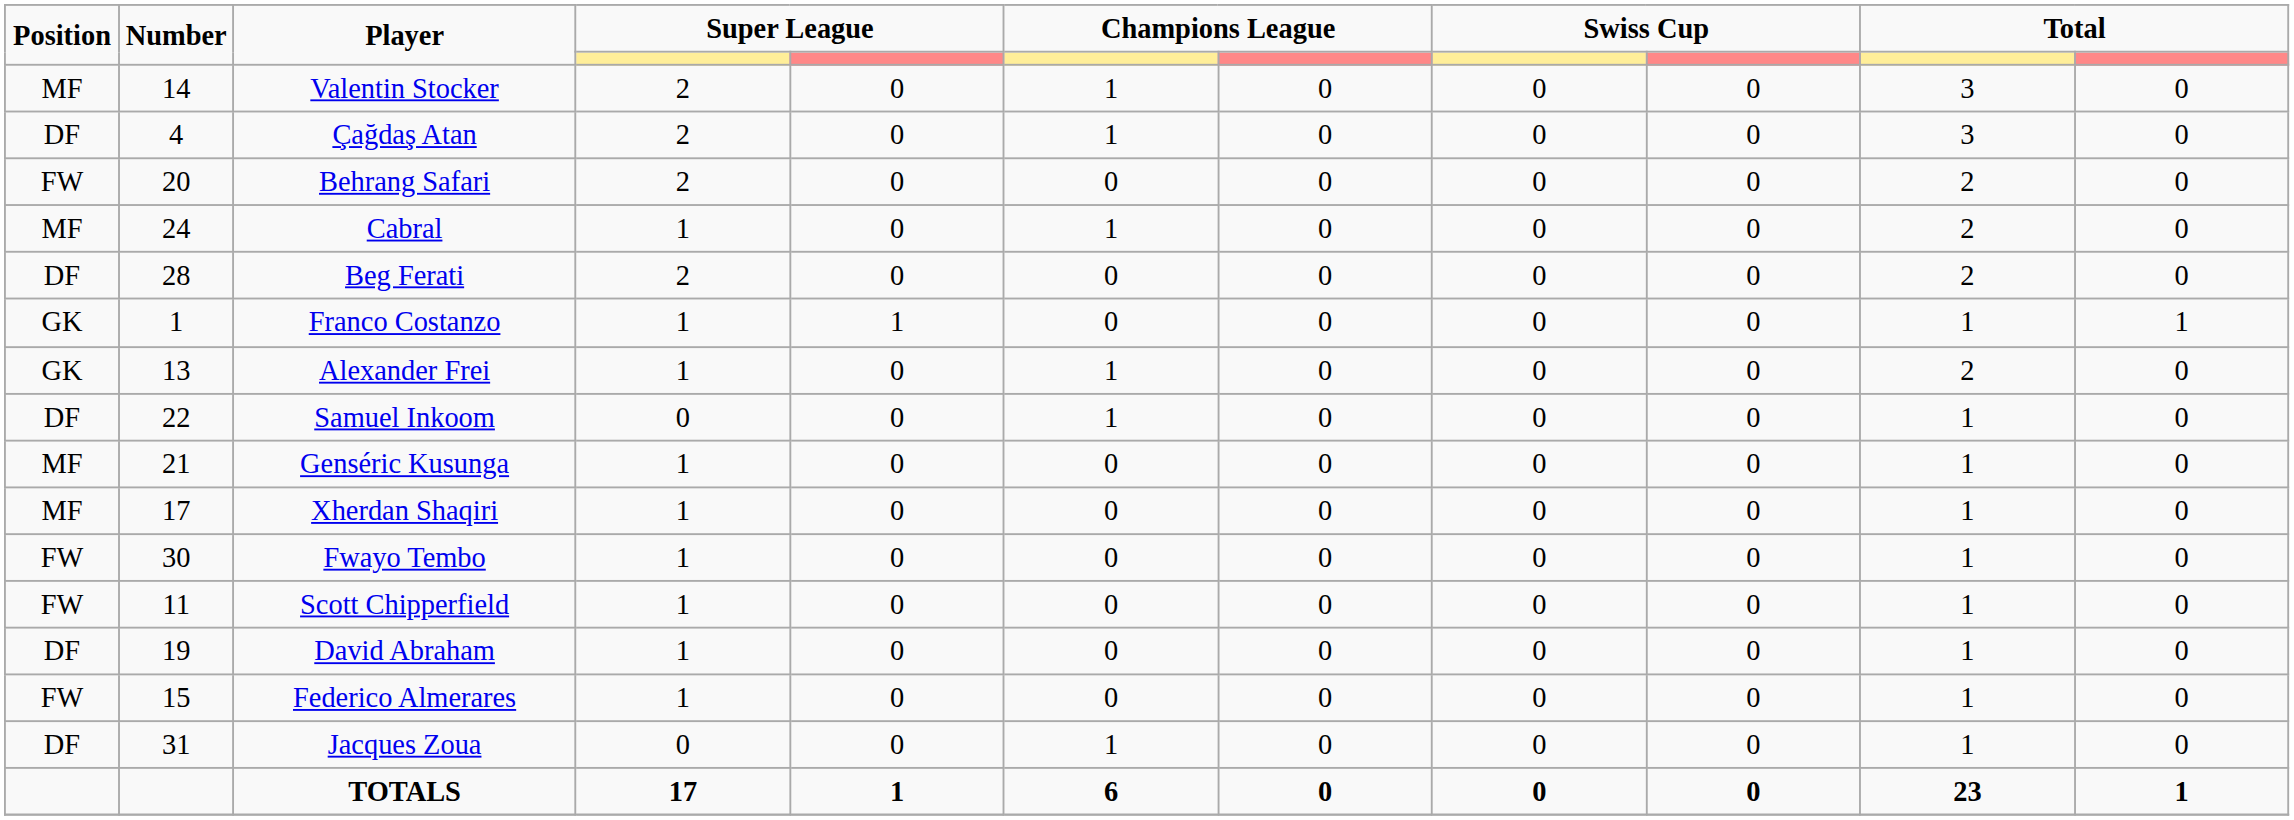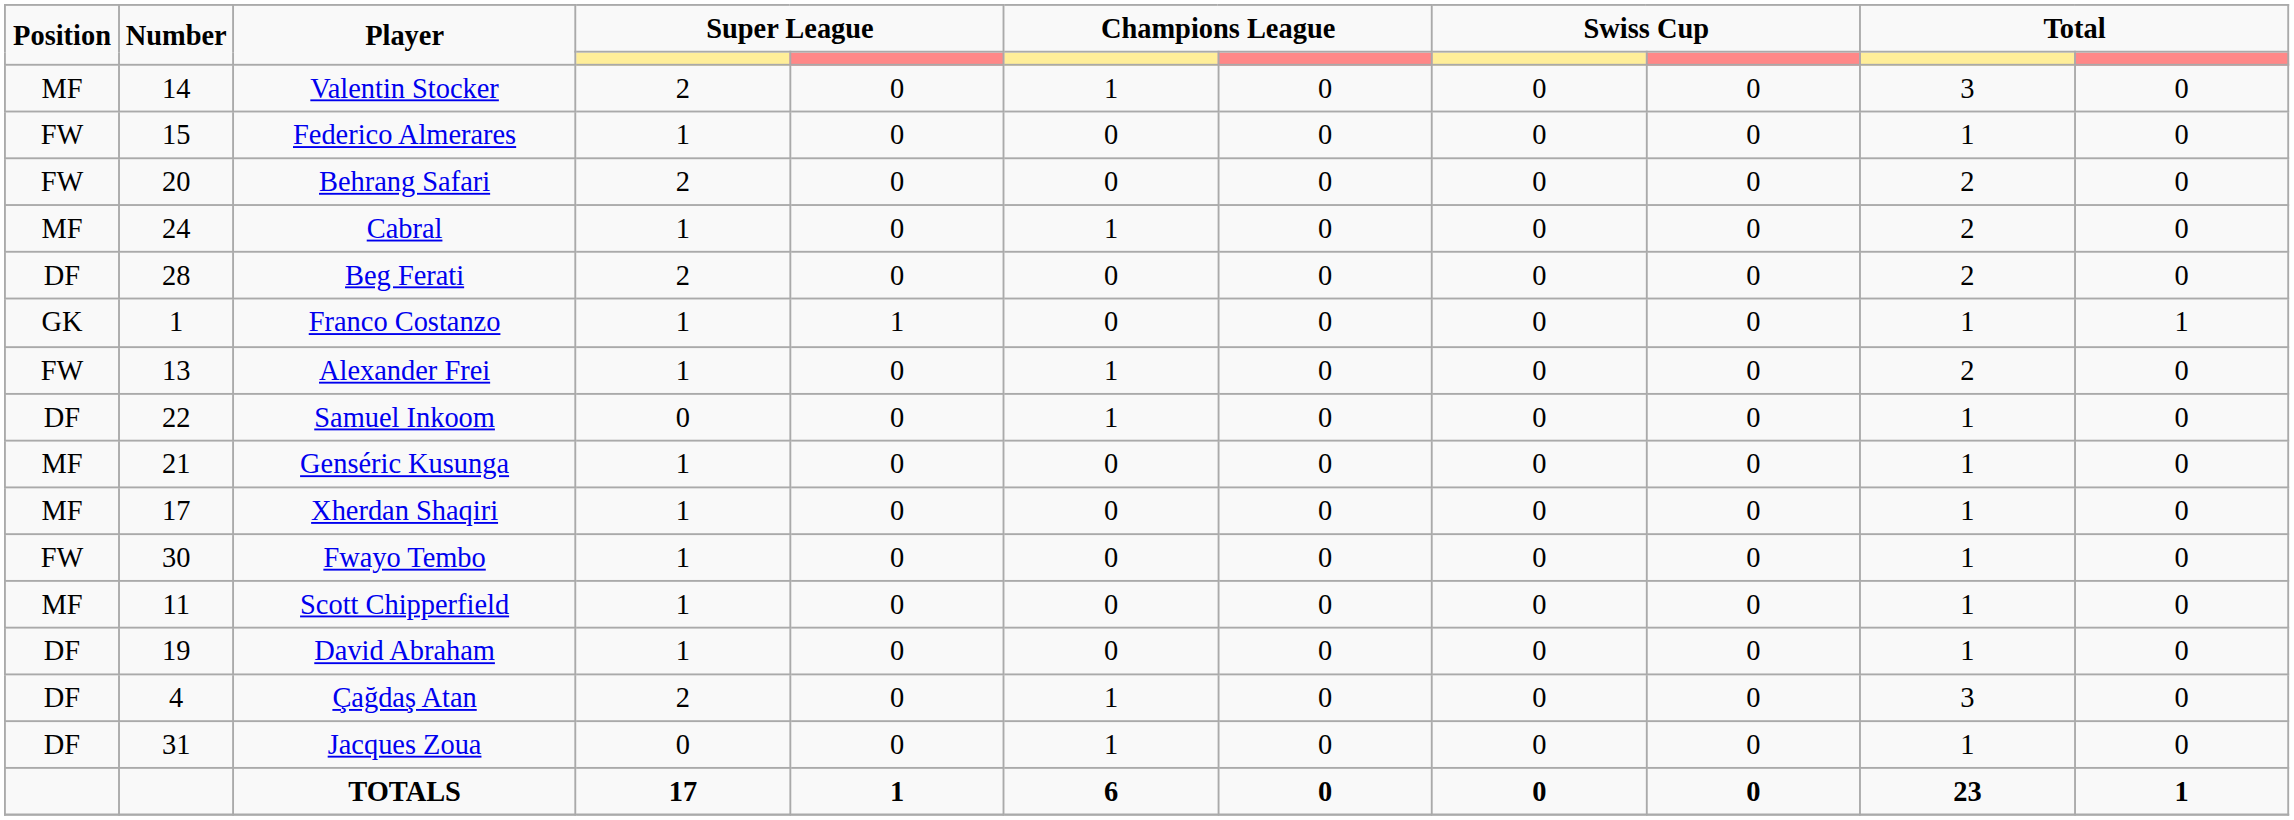rows swapped: (405, 135) <-> (405, 697)
(62, 369) GK -> (62, 369) FW
(62, 603) FW -> (62, 603) MF
